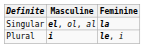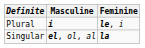rows swapped: (25, 24) <-> (21, 37)
